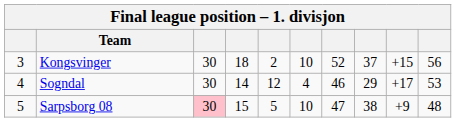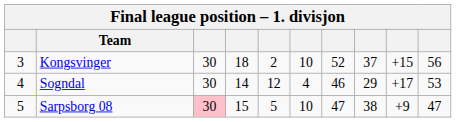(434, 106) 48 -> (434, 106) 47
